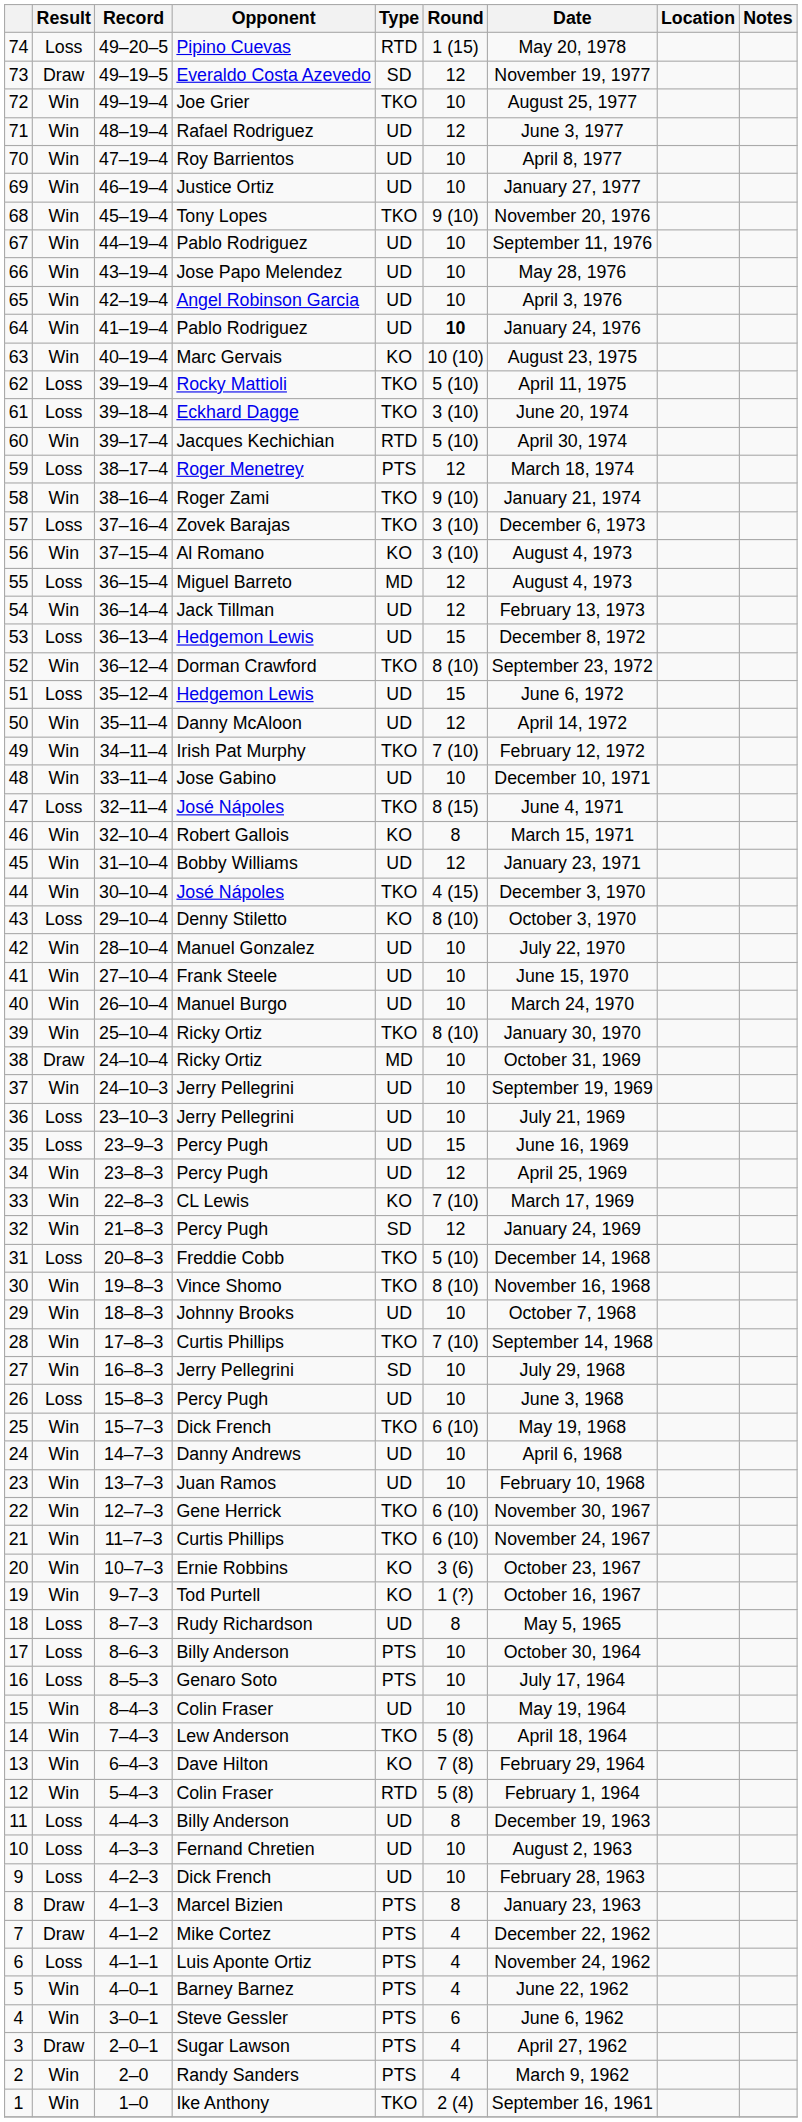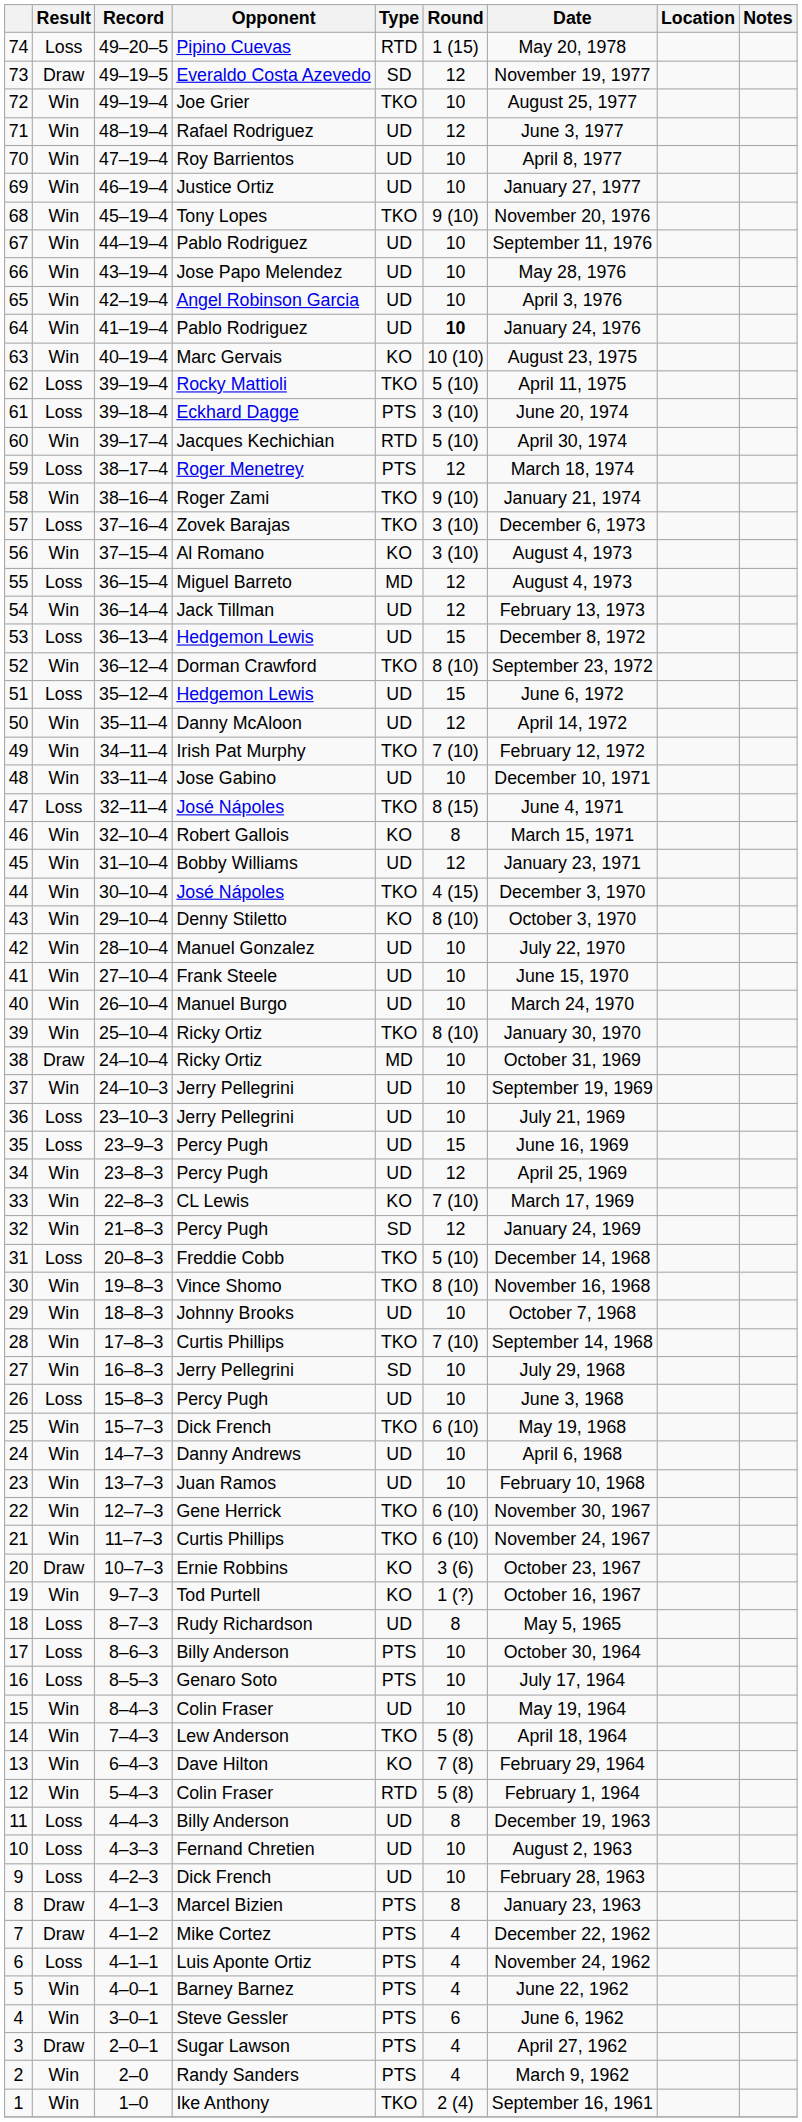(399, 412) TKO -> (399, 412) PTS
(64, 919) Loss -> (64, 919) Win
(64, 1567) Win -> (64, 1567) Draw
